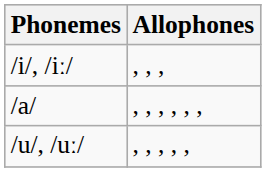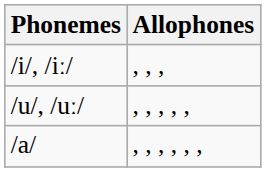rows swapped: (23, 105) <-> (47, 145)
